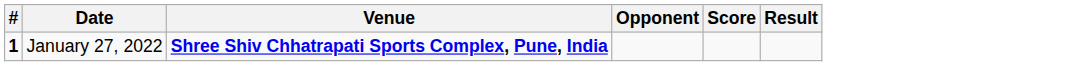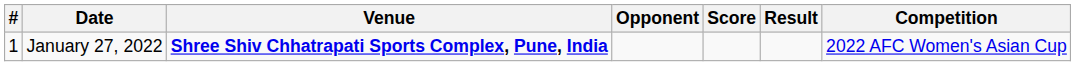+ column: (946, 18)
(14, 46) bold -> (14, 46) normal
